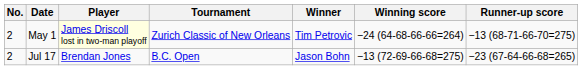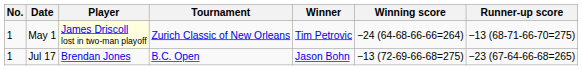(10, 35) 2 -> (10, 35) 1
(10, 57) 2 -> (10, 57) 1
